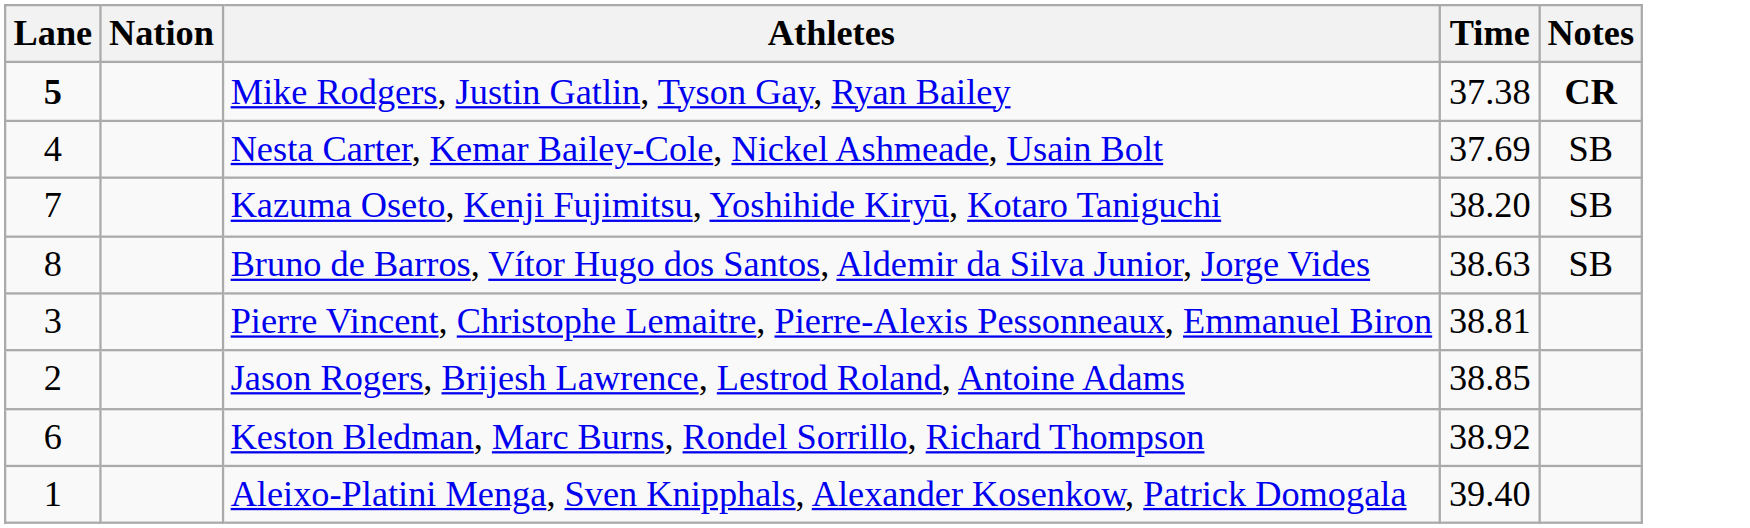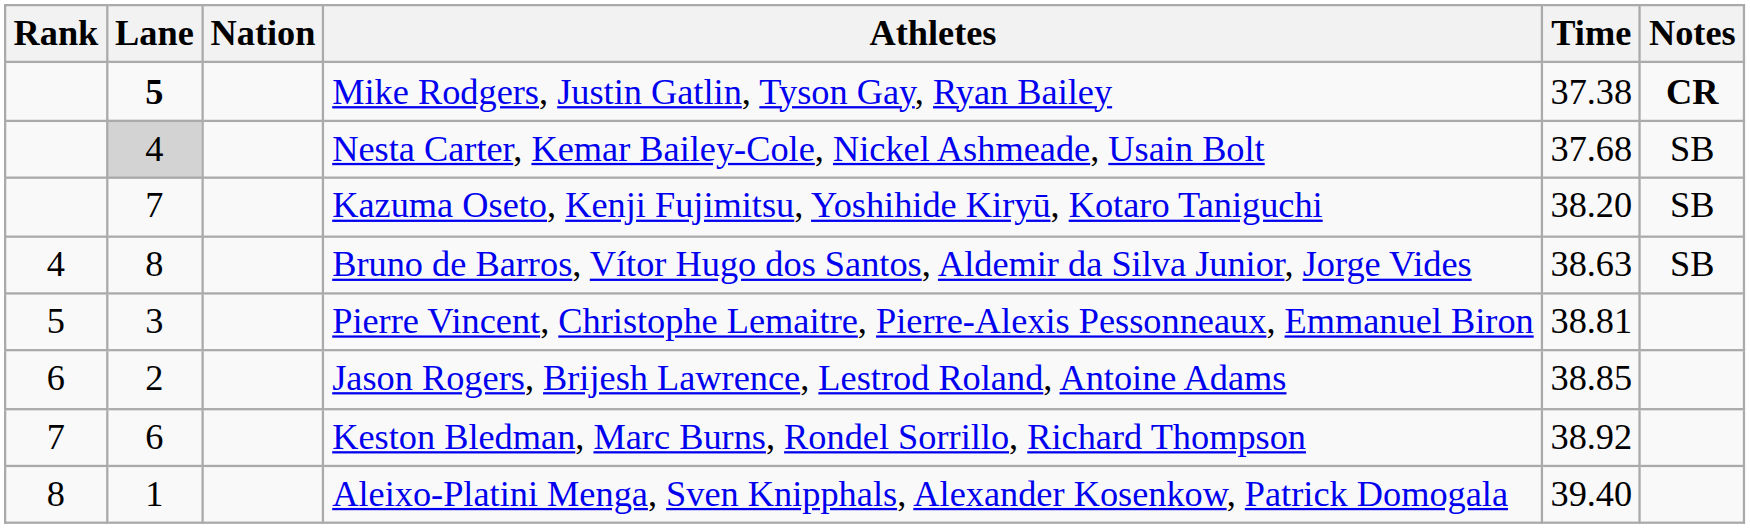+ column: (56, 33)
(53, 148) no background -> (154, 148) lightgrey background
(1490, 148) 37.69 -> (1591, 148) 37.68
